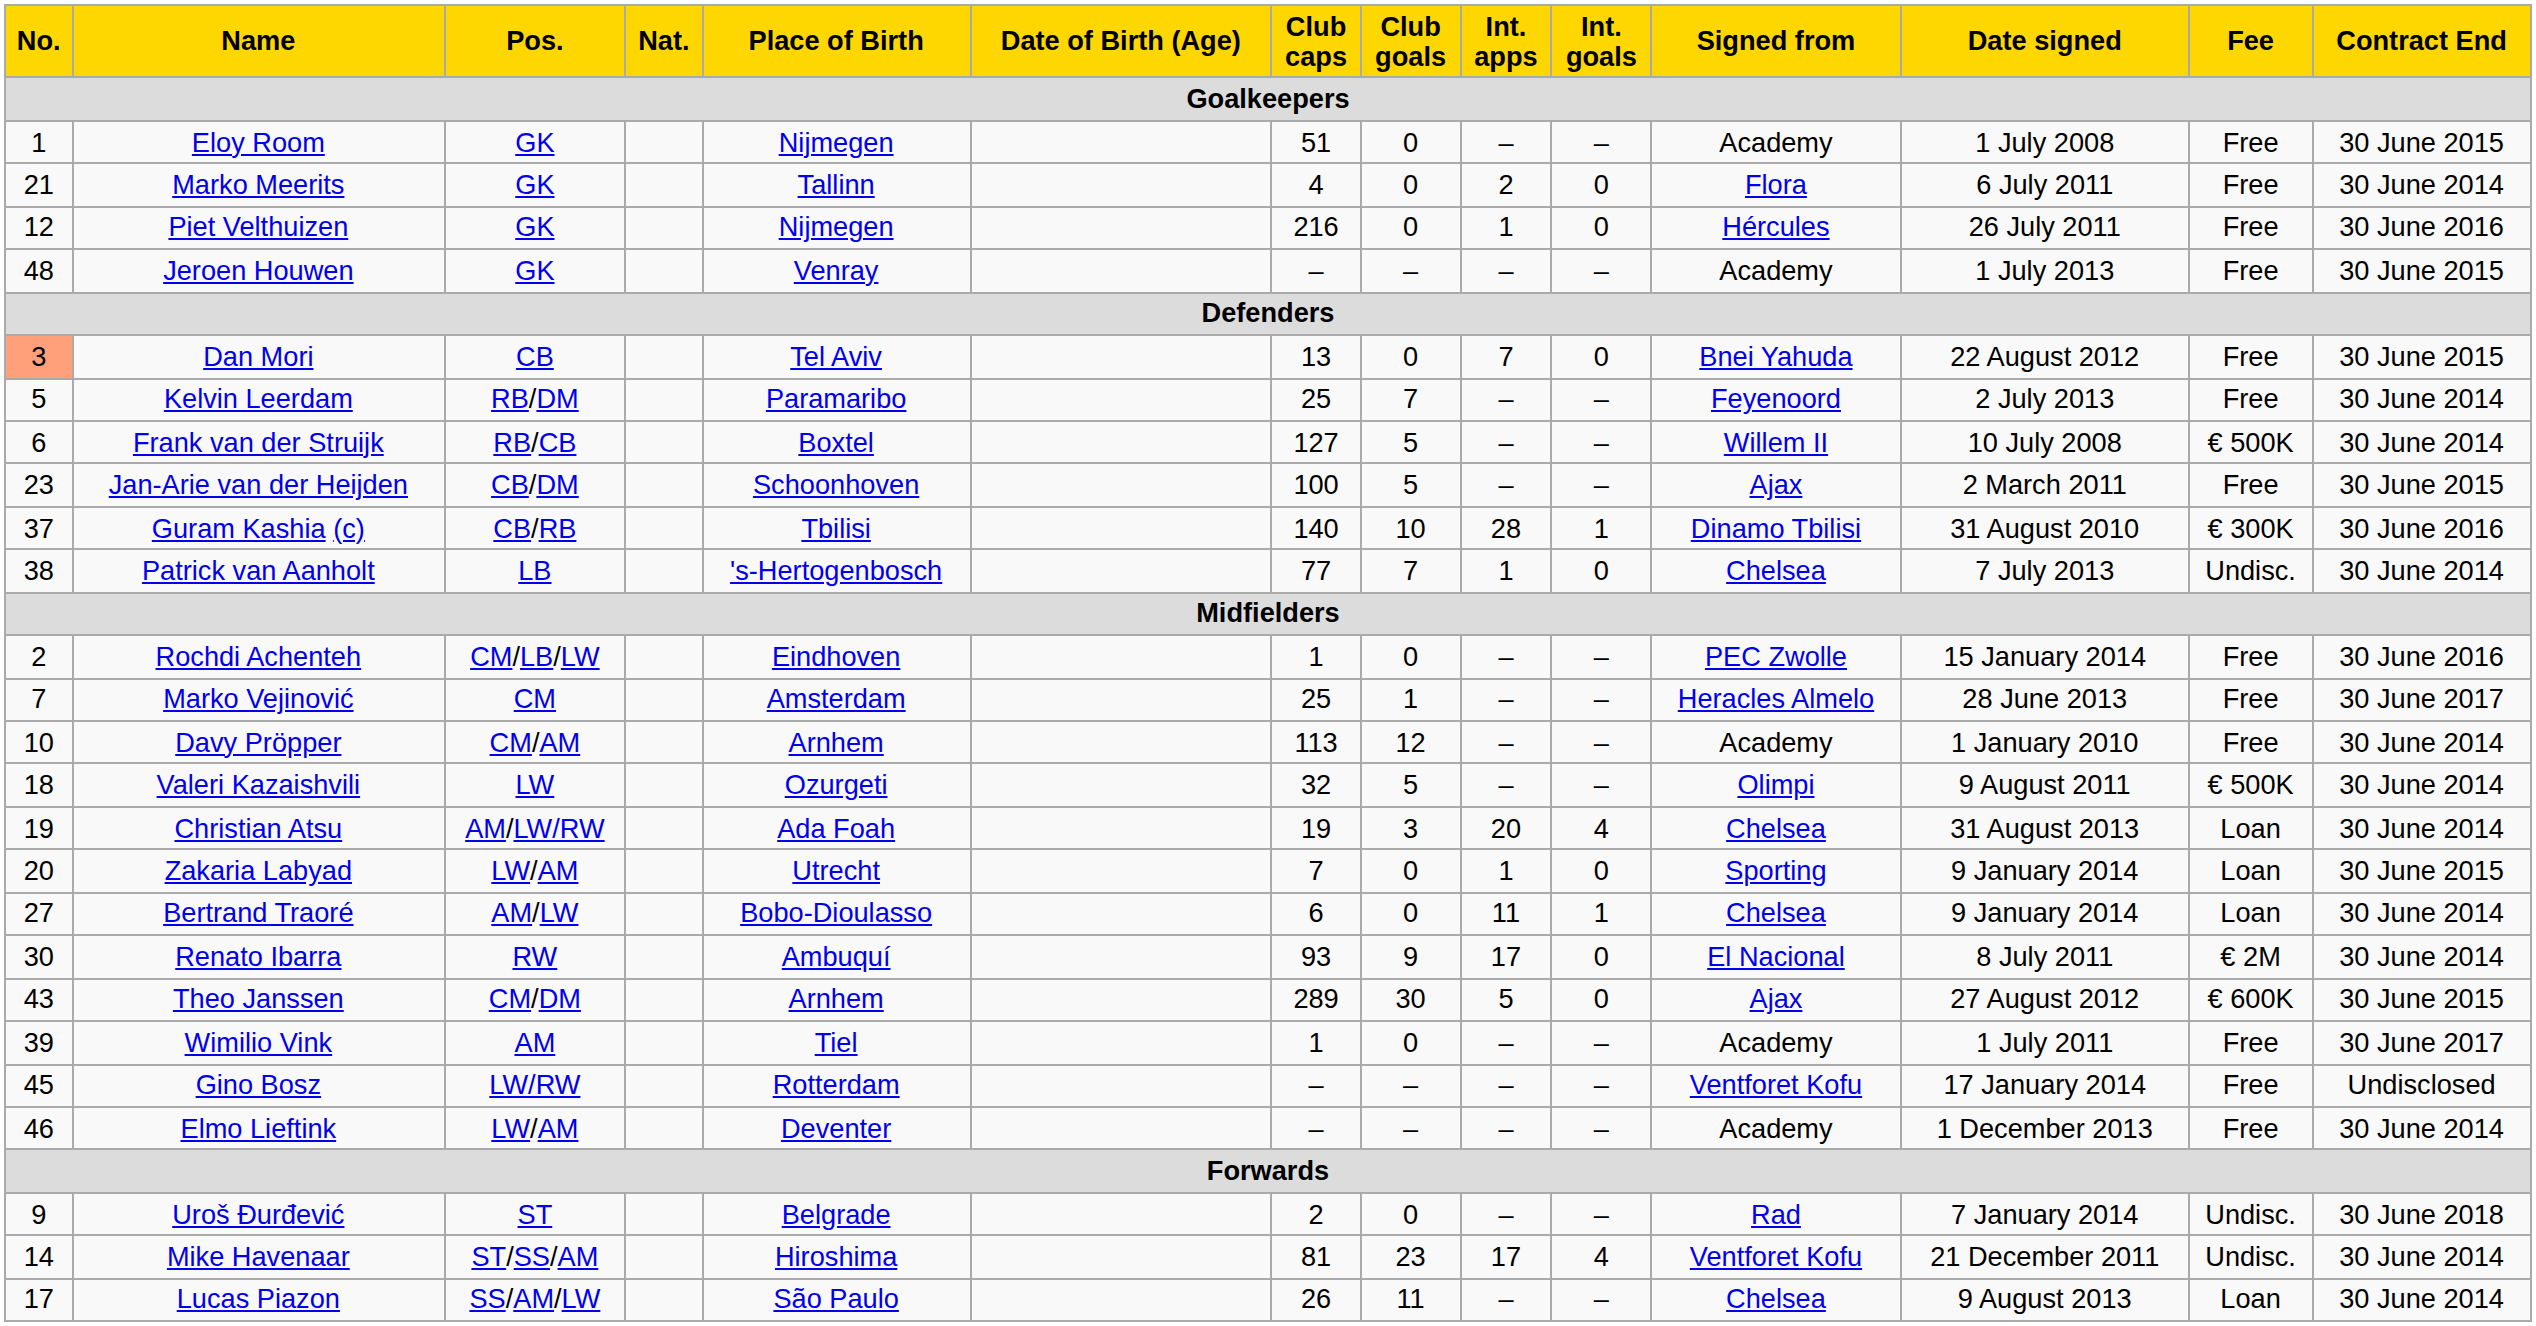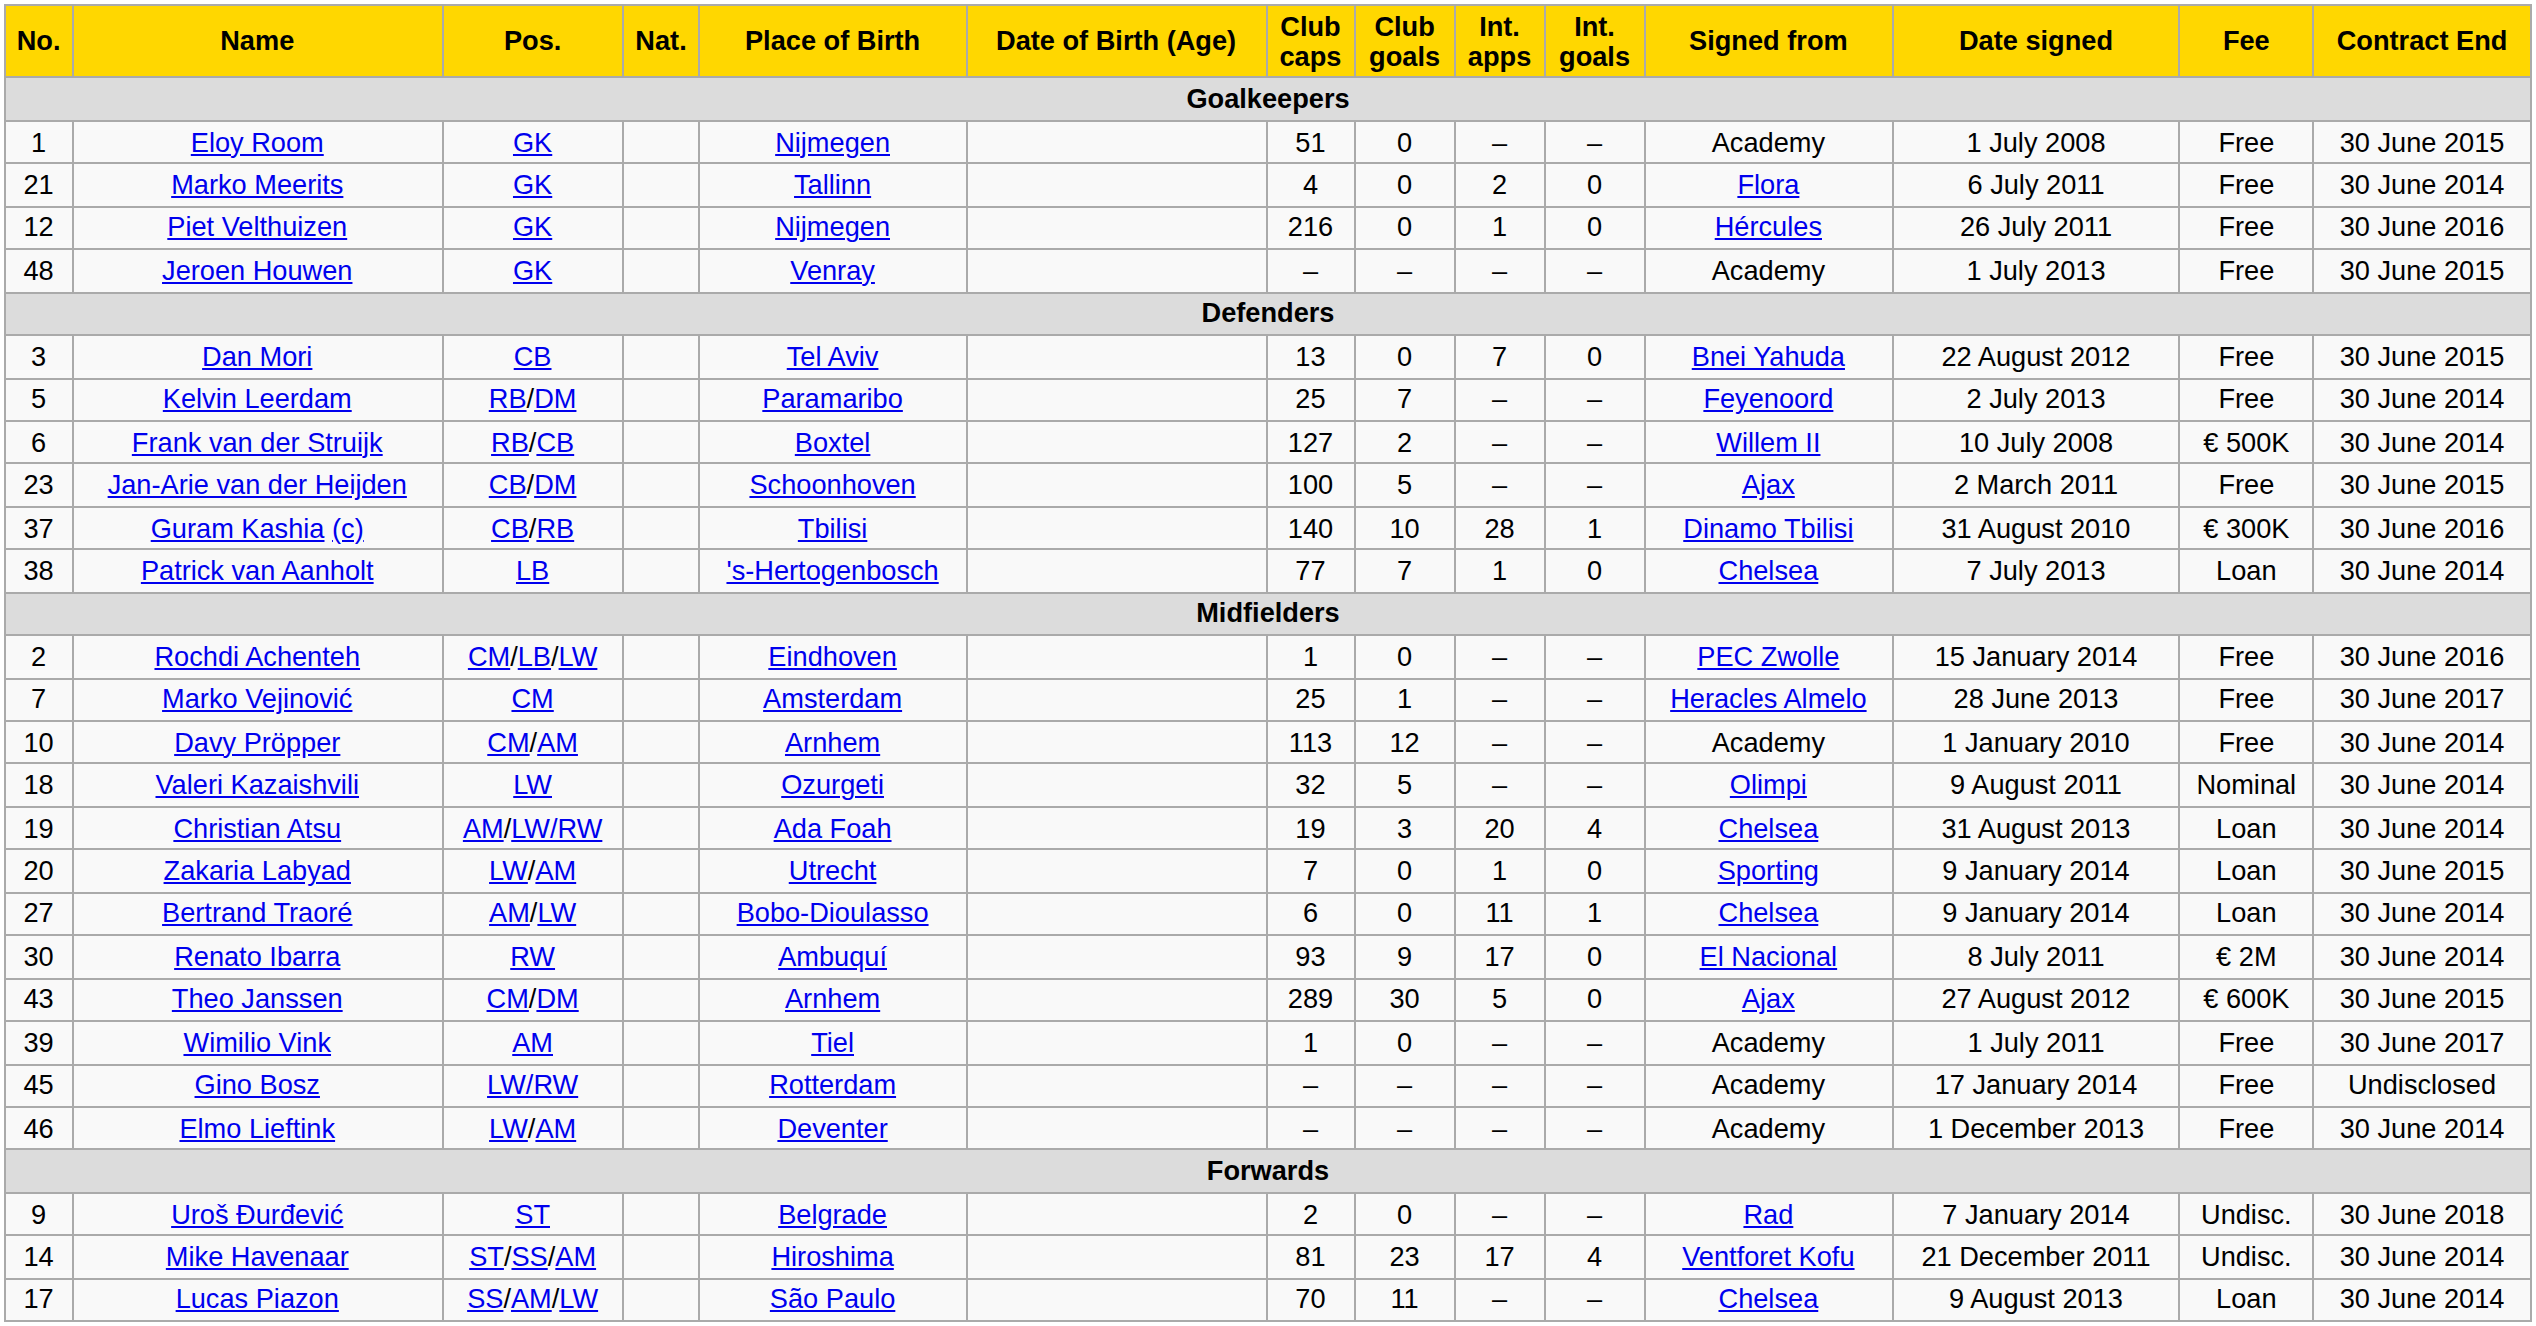(39, 356) lightsalmon background -> (39, 356) no background
(1411, 442) 5 -> (1405, 442) 2
(2251, 571) Undisc. -> (2246, 571) Loan
(2251, 785) € 500K -> (2246, 785) Nominal
(1776, 1085) Ventforet Kofu -> (1768, 1085) Academy
(1316, 1299) 26 -> (1310, 1299) 70
